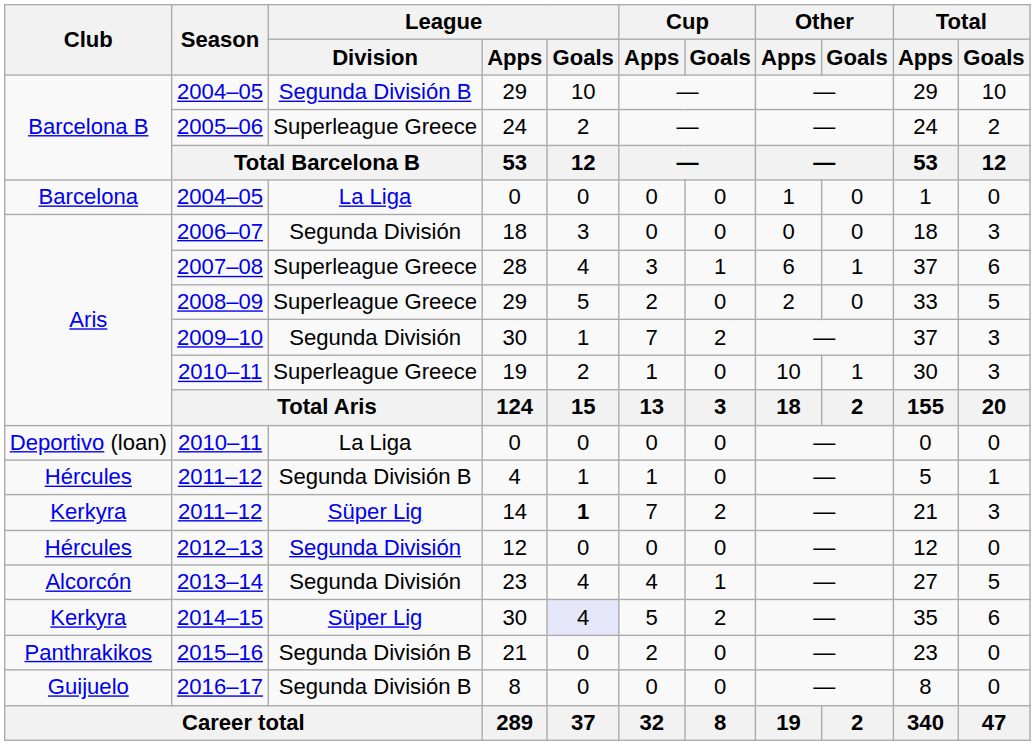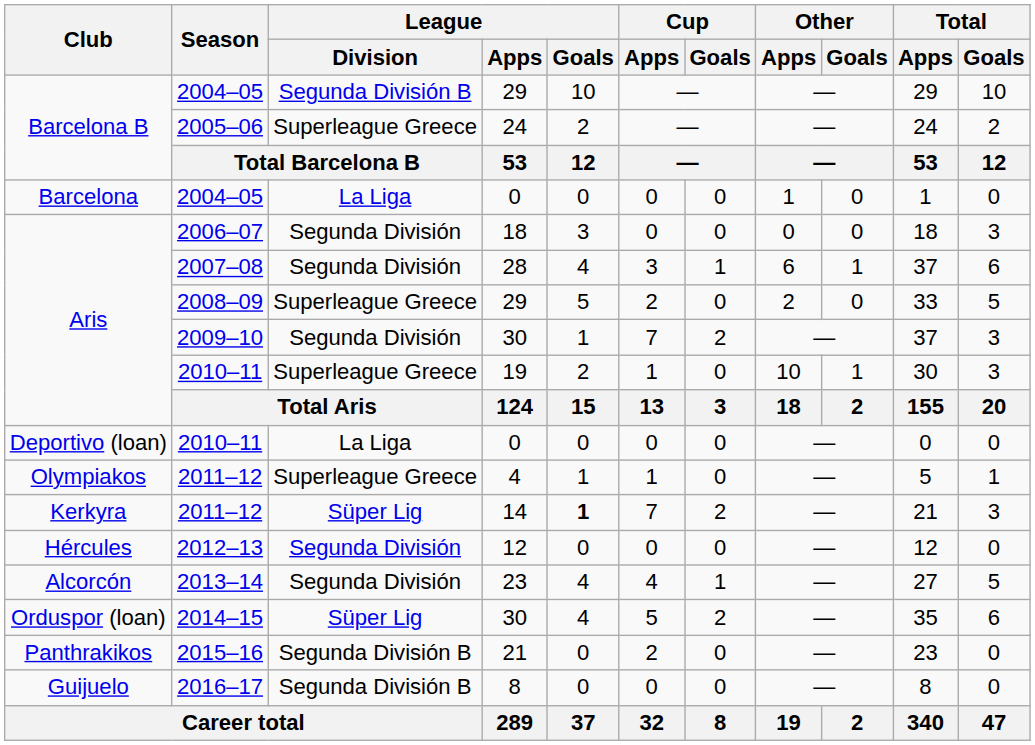(375, 267) Superleague Greece -> (375, 267) Segunda División
(88, 477) Hércules -> (88, 477) Olympiakos
(375, 477) Segunda División B -> (375, 477) Superleague Greece
(88, 617) Kerkyra -> (88, 617) Orduspor (loan)
(583, 617) lavender background -> (583, 617) no background
